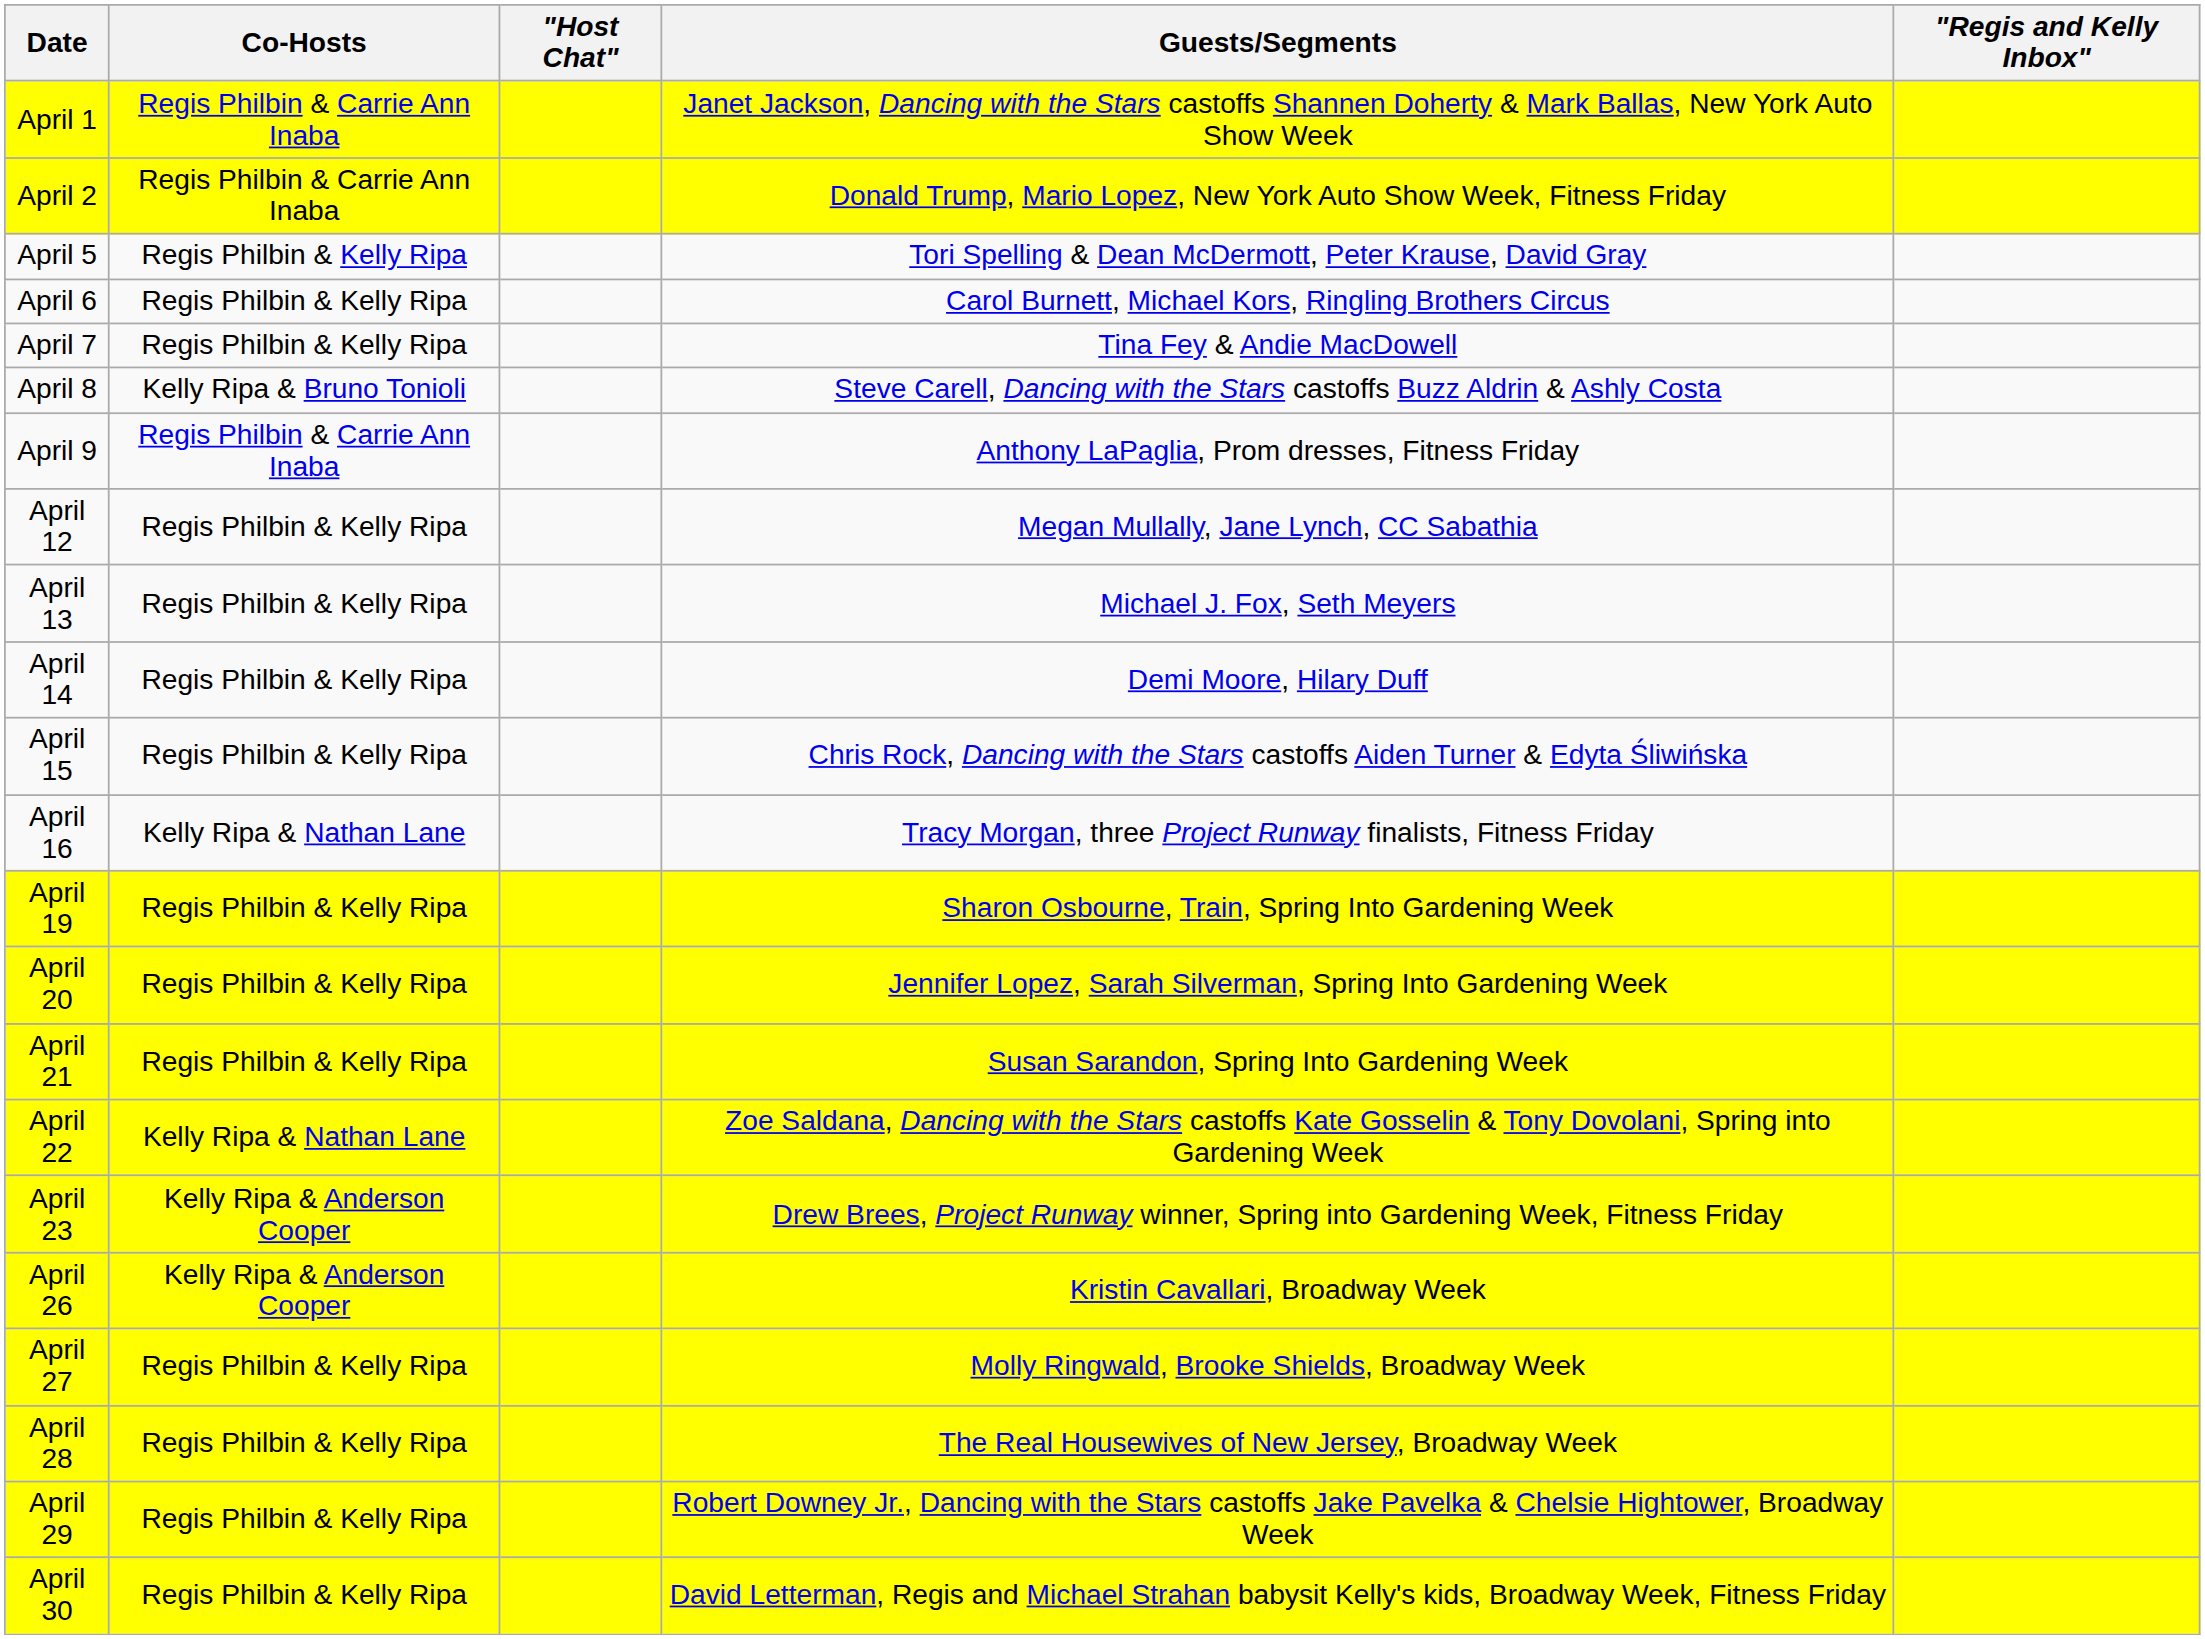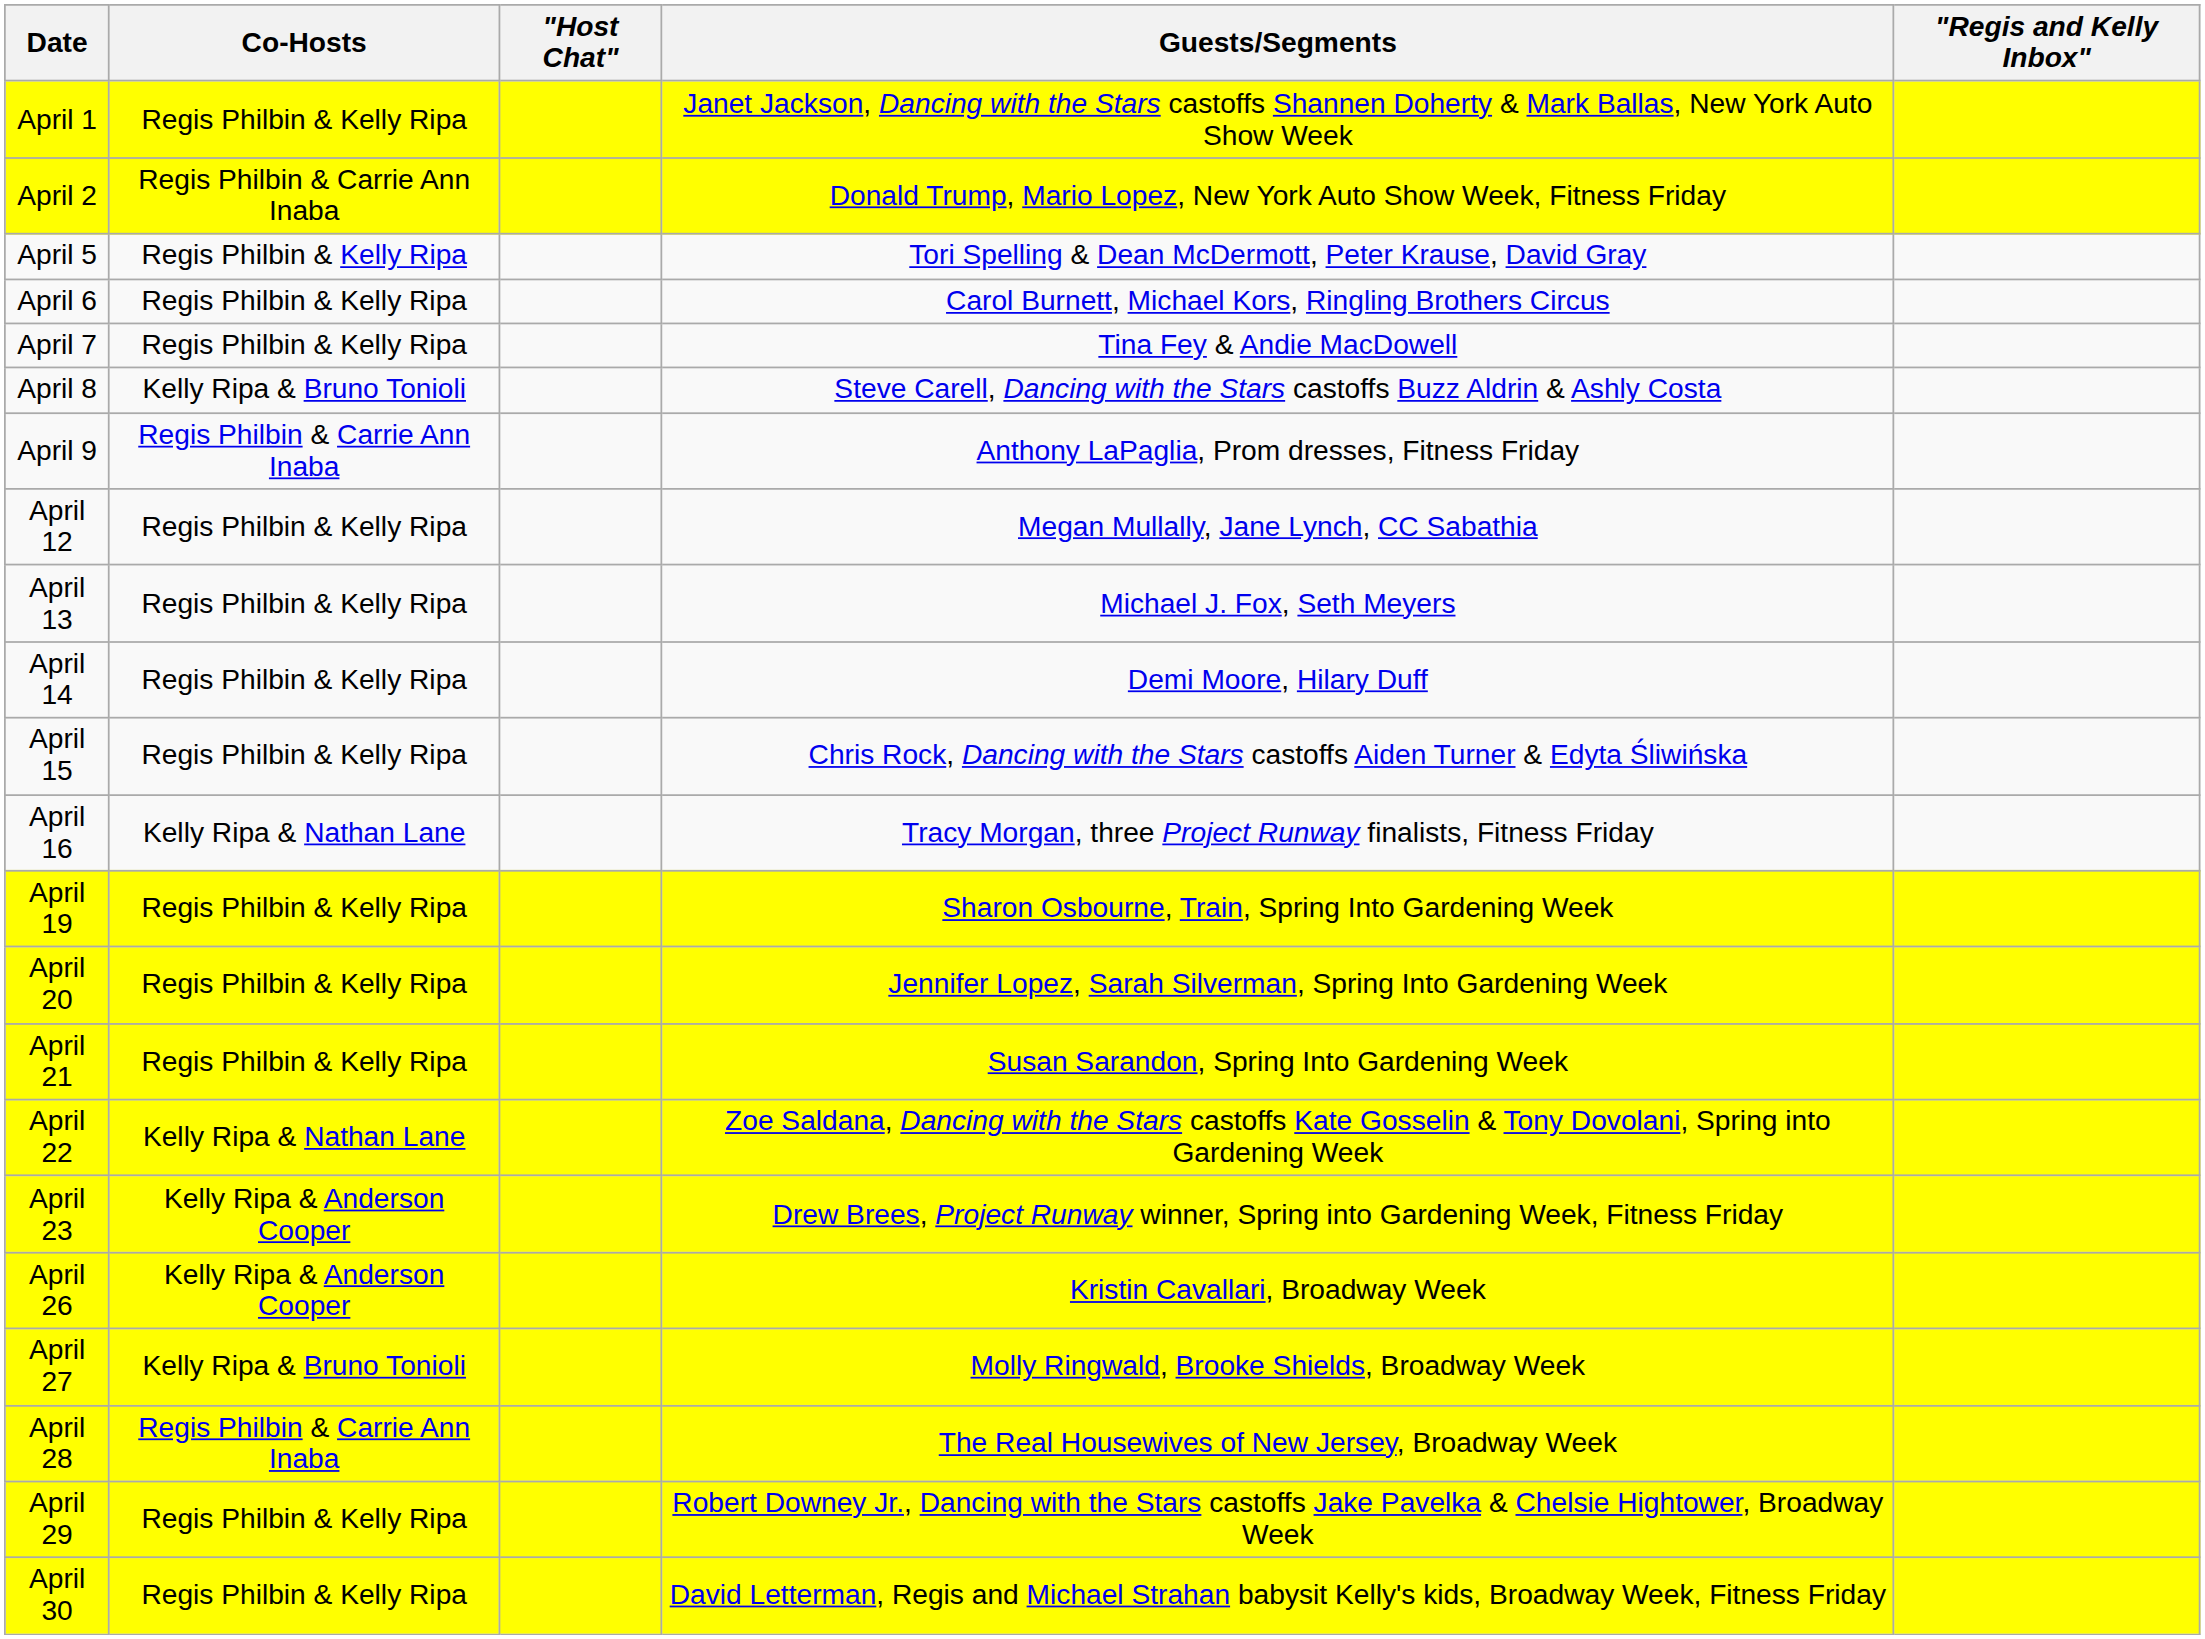(304, 119) Regis Philbin & Carrie Ann Inaba -> (304, 119) Regis Philbin & Kelly Ripa
(304, 1366) Regis Philbin & Kelly Ripa -> (304, 1366) Kelly Ripa & Bruno Tonioli
(304, 1442) Regis Philbin & Kelly Ripa -> (304, 1442) Regis Philbin & Carrie Ann Inaba
